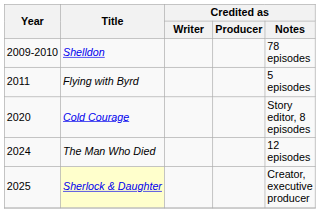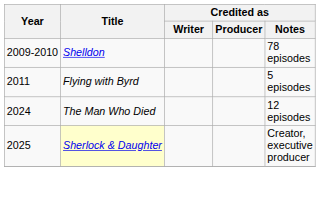- row: (96, 117)
